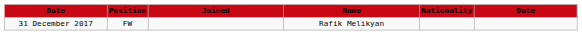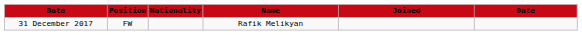columns swapped: (447, 11) <-> (216, 11)
